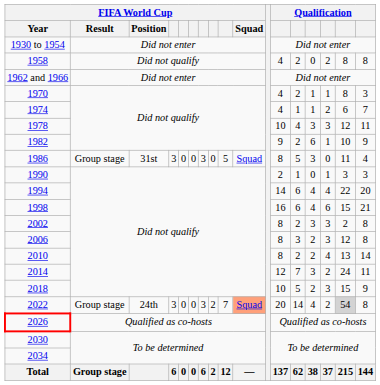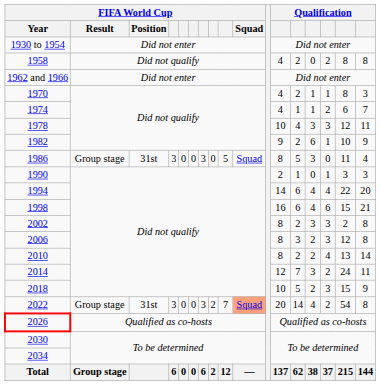(149, 305) 24th -> (149, 305) 31st
(345, 305) lightgrey background -> (345, 305) no background
